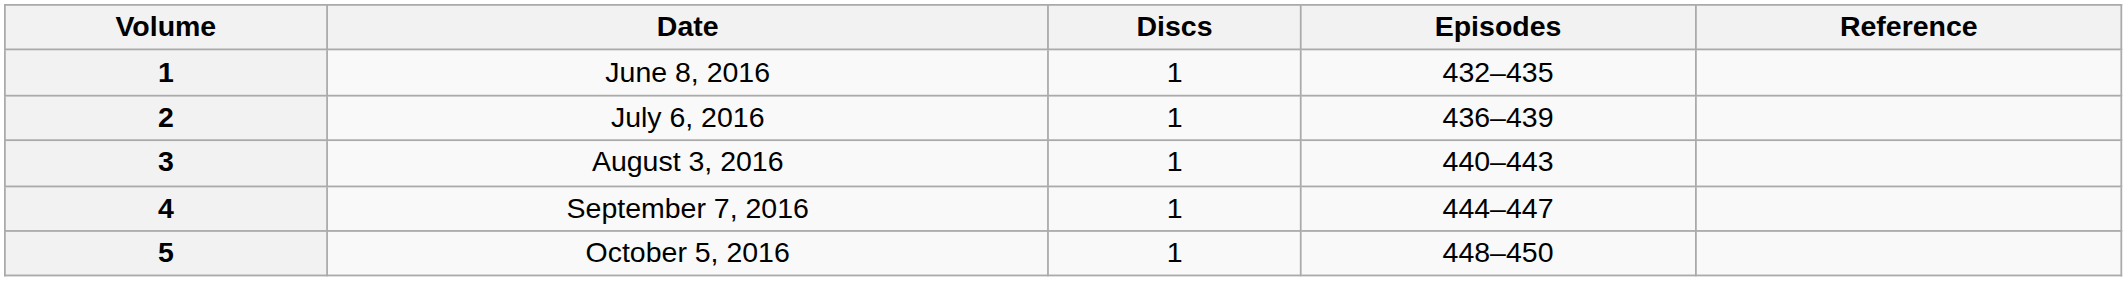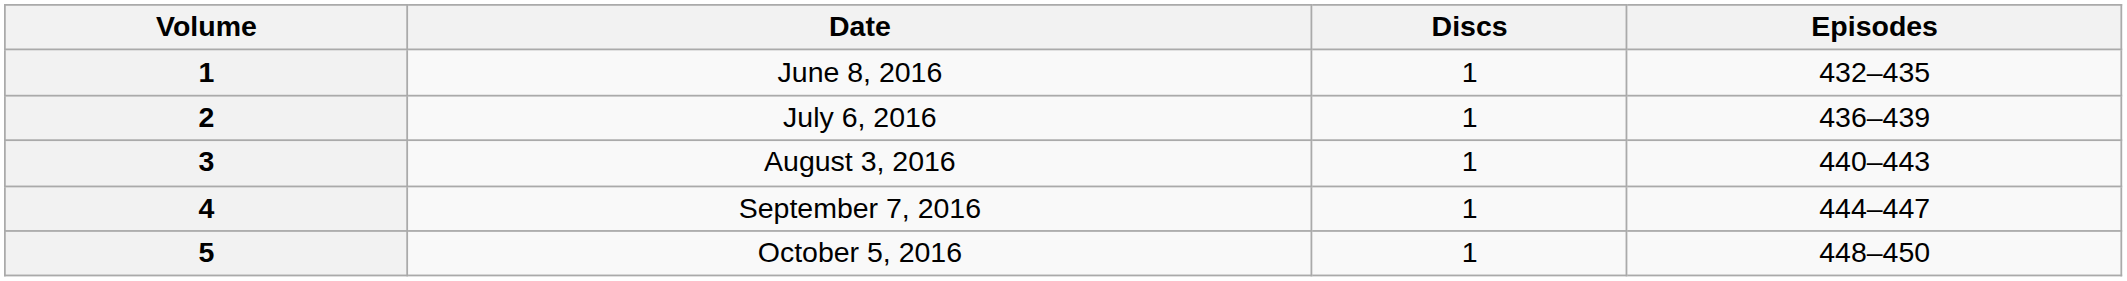- column: (1909, 27)
